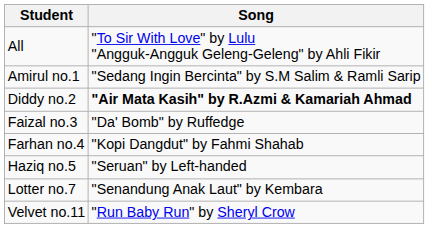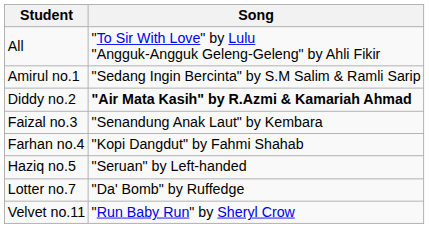(168, 122) "Da' Bomb" by Ruffedge -> (207, 122) "Senandung Anak Laut" by Kembara
(207, 189) "Senandung Anak Laut" by Kembara -> (168, 189) "Da' Bomb" by Ruffedge
